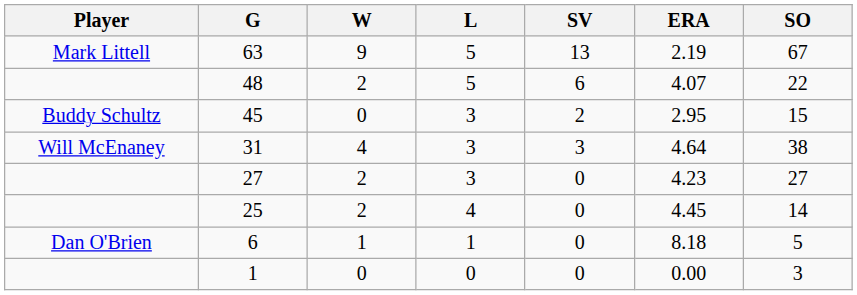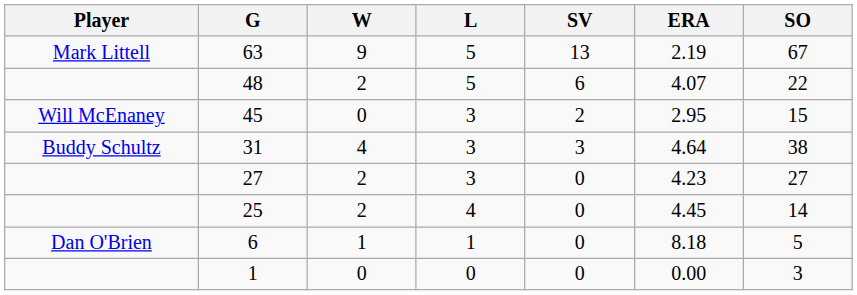(101, 115) Buddy Schultz -> (101, 115) Will McEnaney
(101, 147) Will McEnaney -> (101, 147) Buddy Schultz
